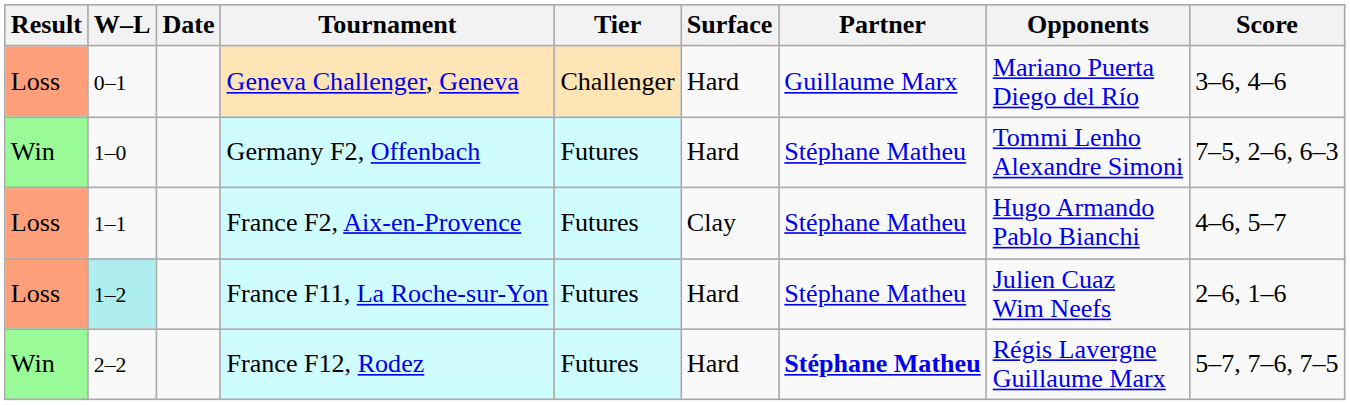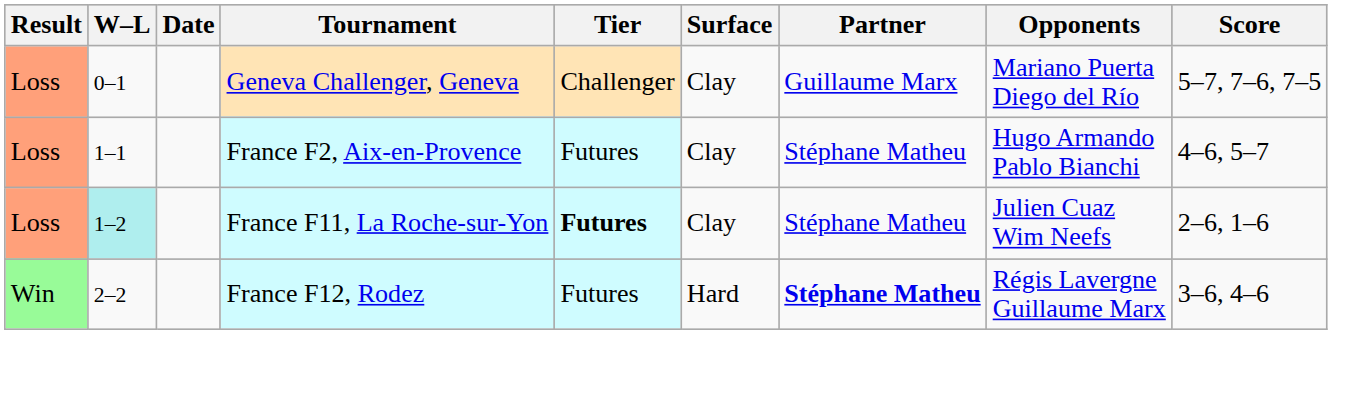(713, 81) Hard -> (711, 81) Clay
(1241, 81) 3–6, 4–6 -> (1250, 81) 5–7, 7–6, 7–5
- row: (353, 151)
(600, 293) normal -> (604, 222) bold
(713, 293) Hard -> (711, 222) Clay
(1267, 364) 5–7, 7–6, 7–5 -> (1223, 293) 3–6, 4–6
